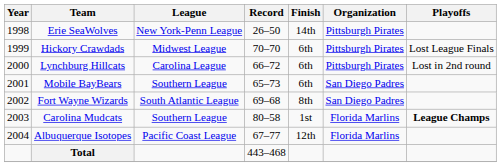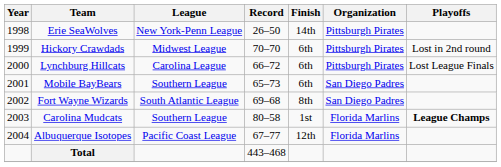(451, 48) Lost League Finals -> (451, 48) Lost in 2nd round
(451, 65) Lost in 2nd round -> (451, 65) Lost League Finals
